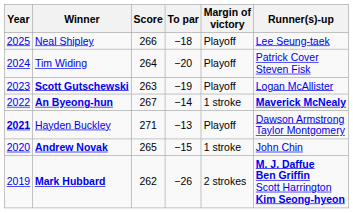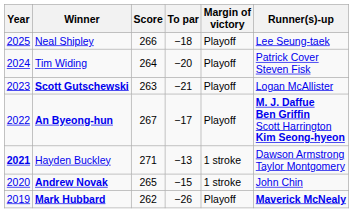(183, 86) −19 -> (183, 86) −21
(183, 103) −14 -> (183, 120) −17
(222, 103) 1 stroke -> (220, 120) Playoff
(301, 103) Maverick McNealy -> (300, 120) M. J. Daffue Ben Griffin Scott Harrington Kim Seong-hyeon
(220, 125) Playoff -> (222, 160) 1 stroke
(225, 182) 2 strokes -> (220, 199) Playoff
(300, 182) M. J. Daffue Ben Griffin Scott Harrington Kim Seong-hyeon -> (301, 199) Maverick McNealy
